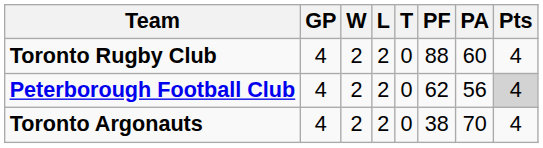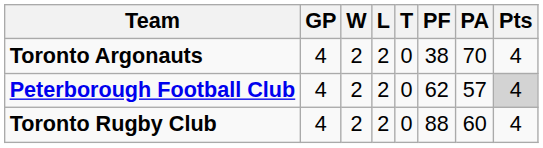rows swapped: (113, 55) <-> (106, 124)
(475, 90) 56 -> (475, 90) 57
